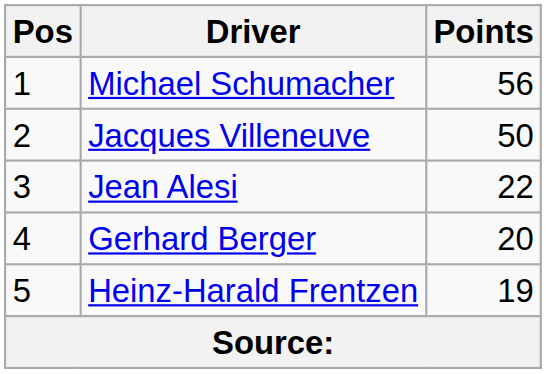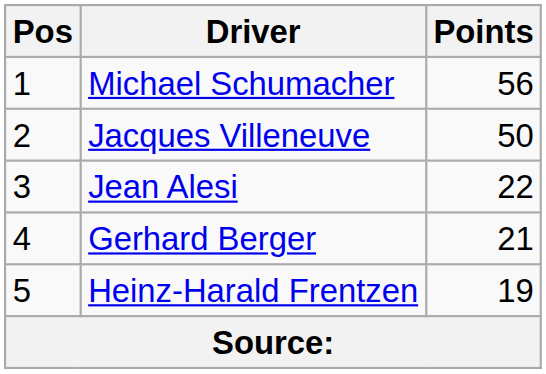(515, 239) 20 -> (515, 239) 21
